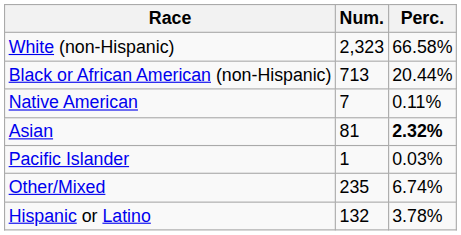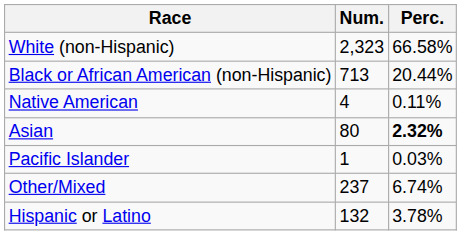(345, 103) 7 -> (345, 103) 4
(349, 131) 81 -> (349, 131) 80
(354, 187) 235 -> (354, 187) 237
